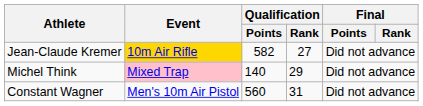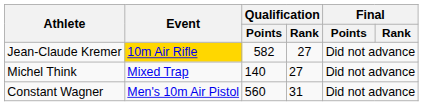(158, 72) pink background -> (158, 72) no background
(296, 72) 29 -> (296, 72) 27
